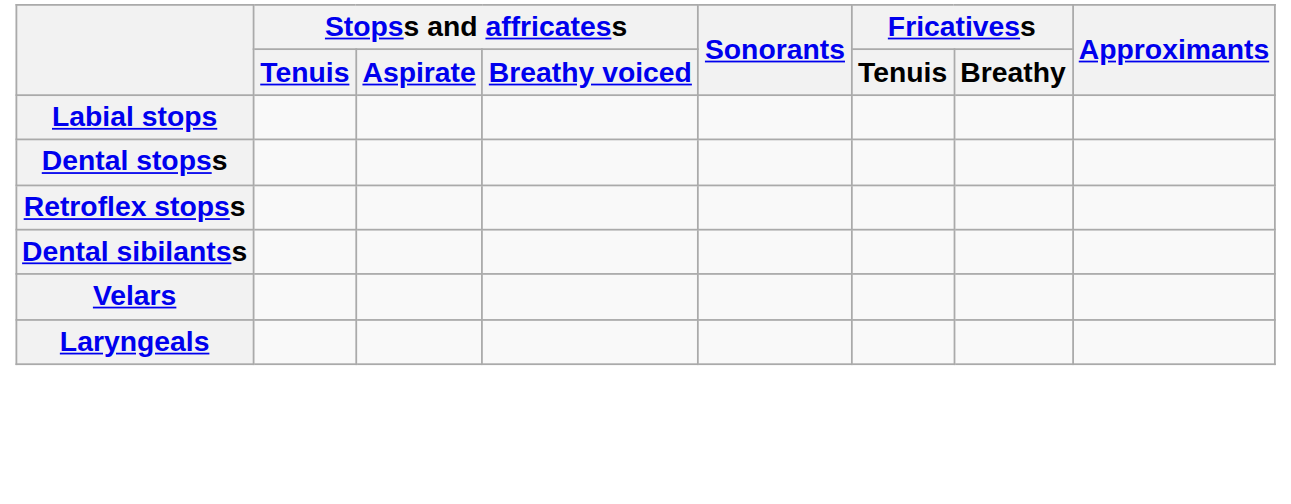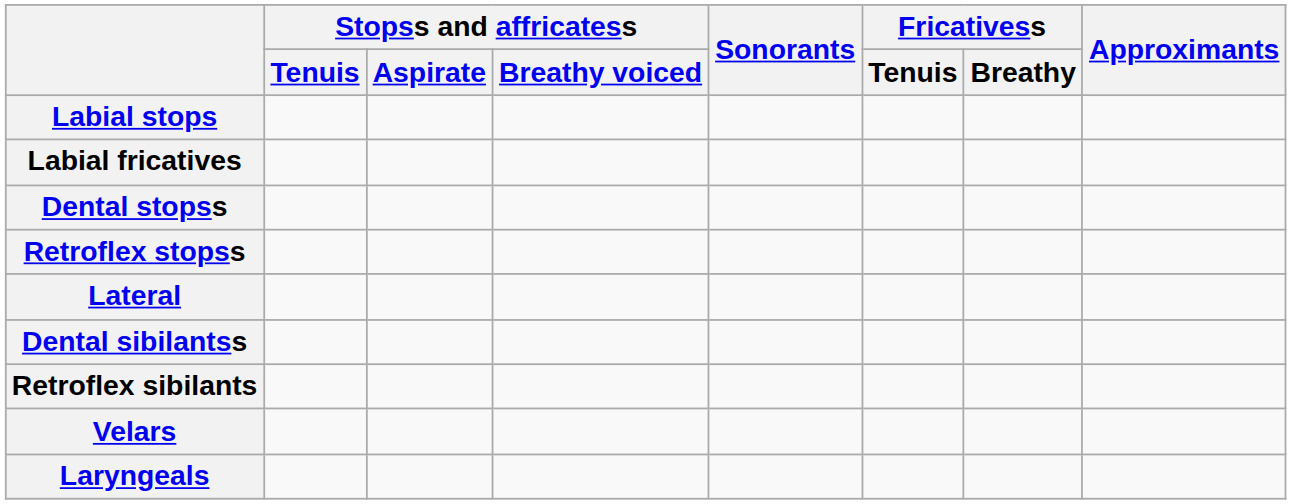+ row: (135, 161)
+ row: (135, 296)
+ row: (135, 386)
